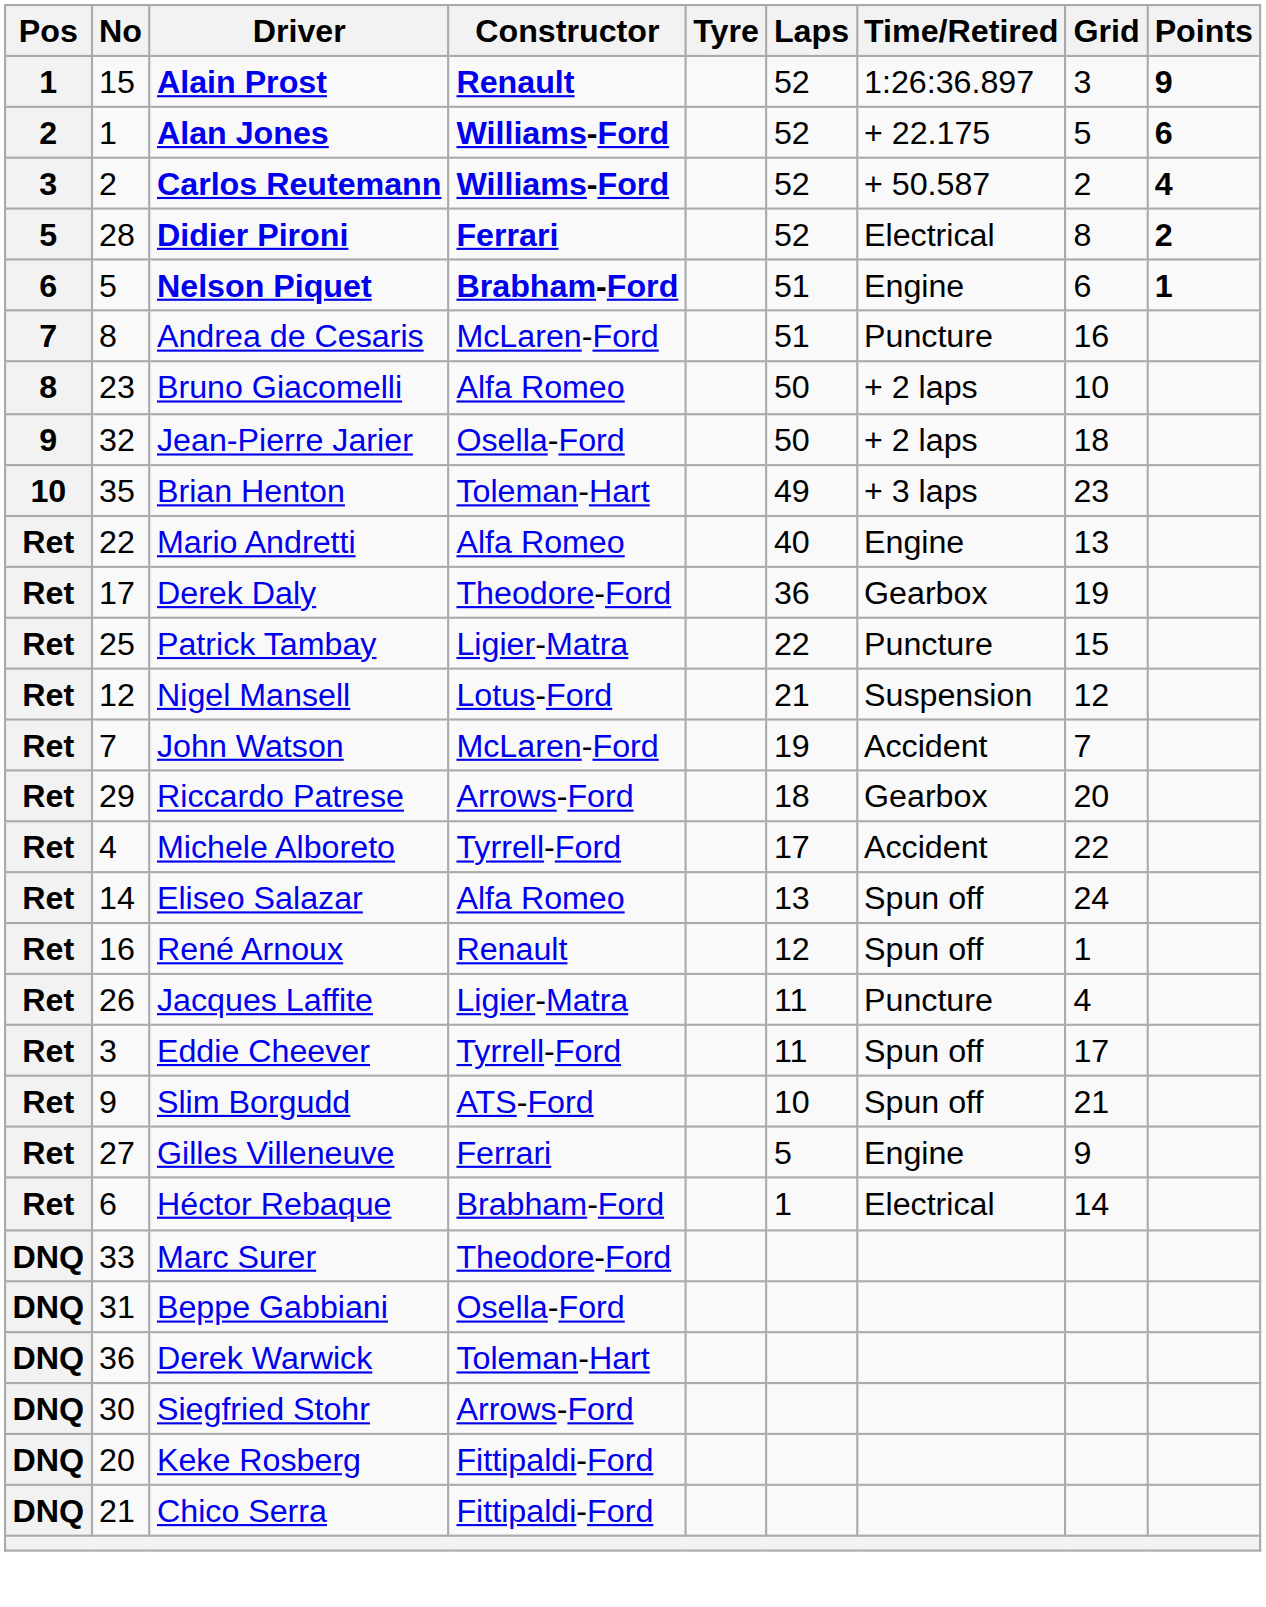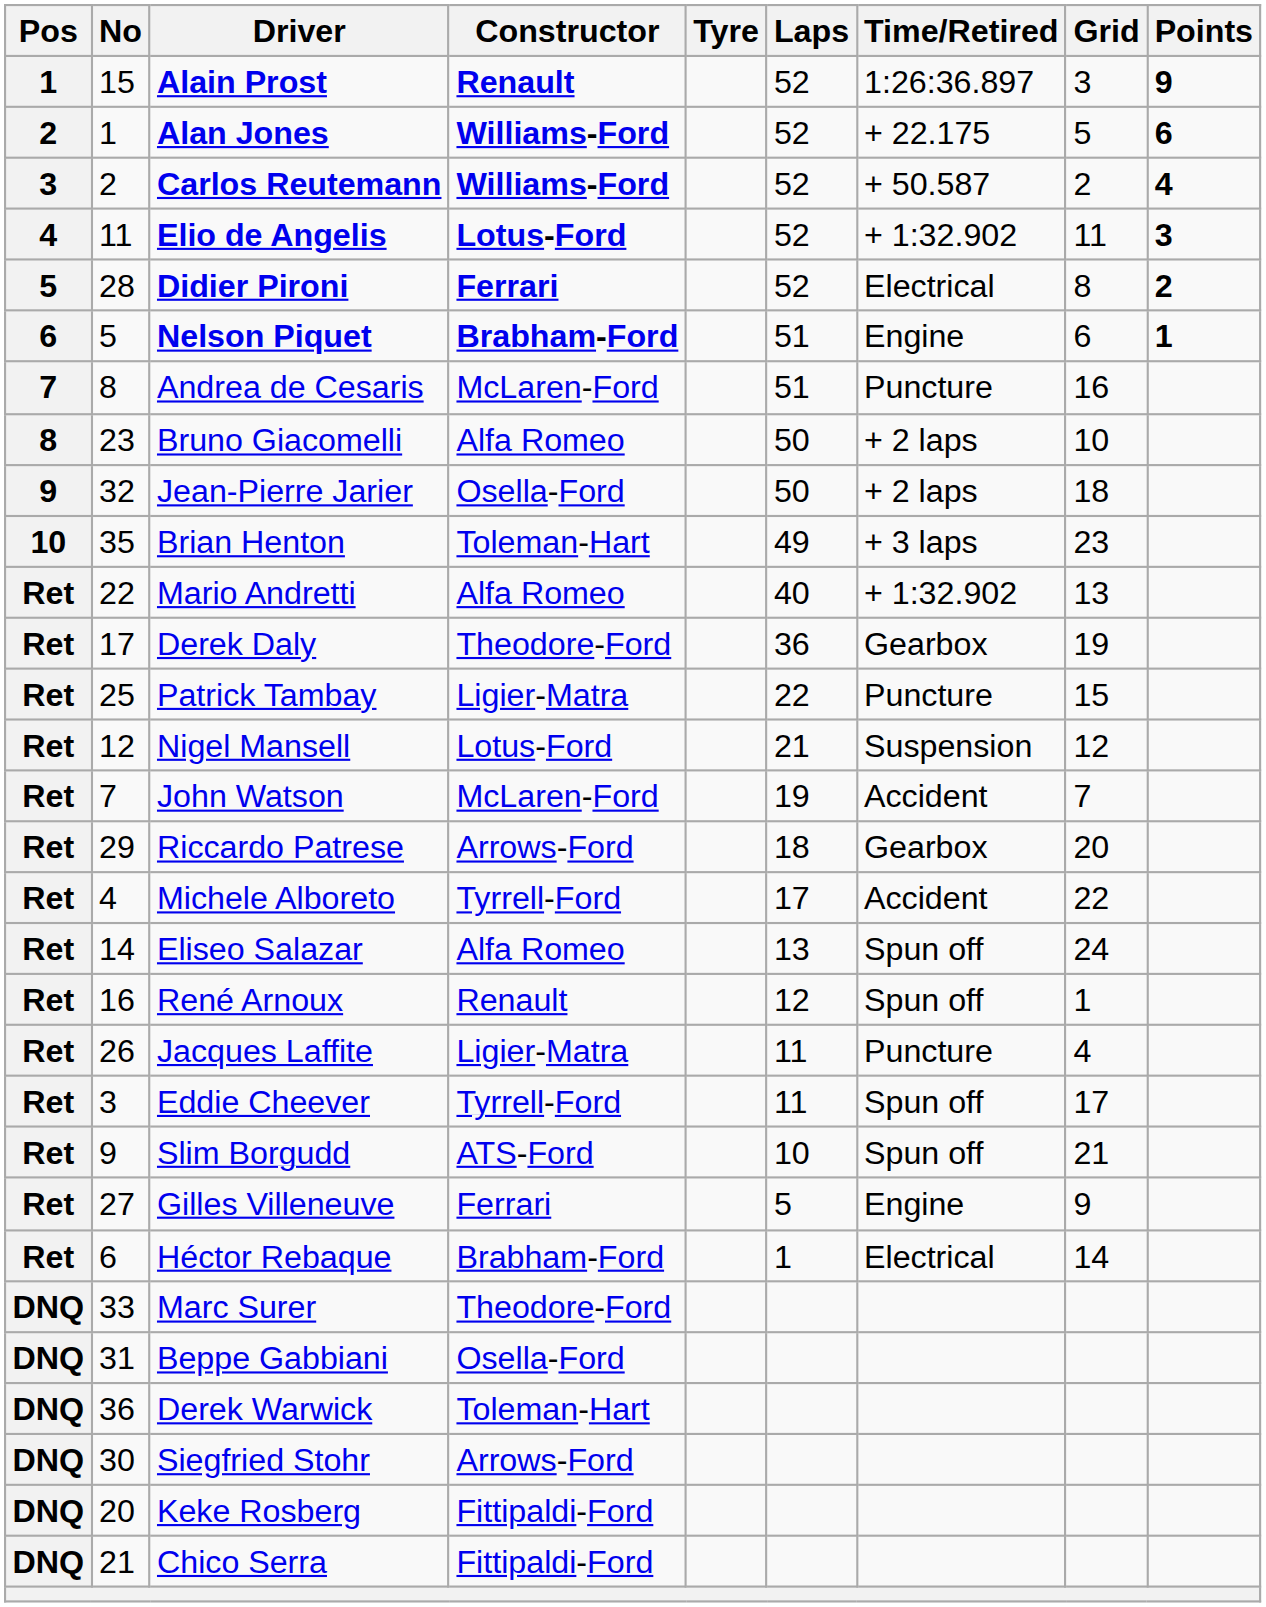+ row: (272, 235)
(914, 541) Engine -> (941, 592) + 1:32.902
